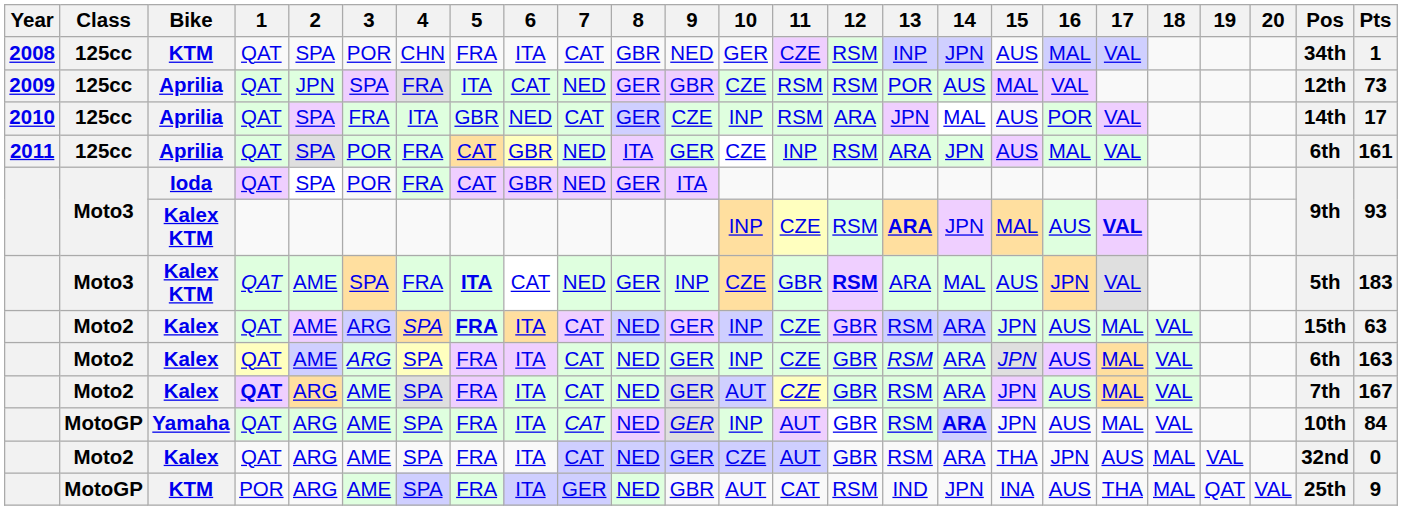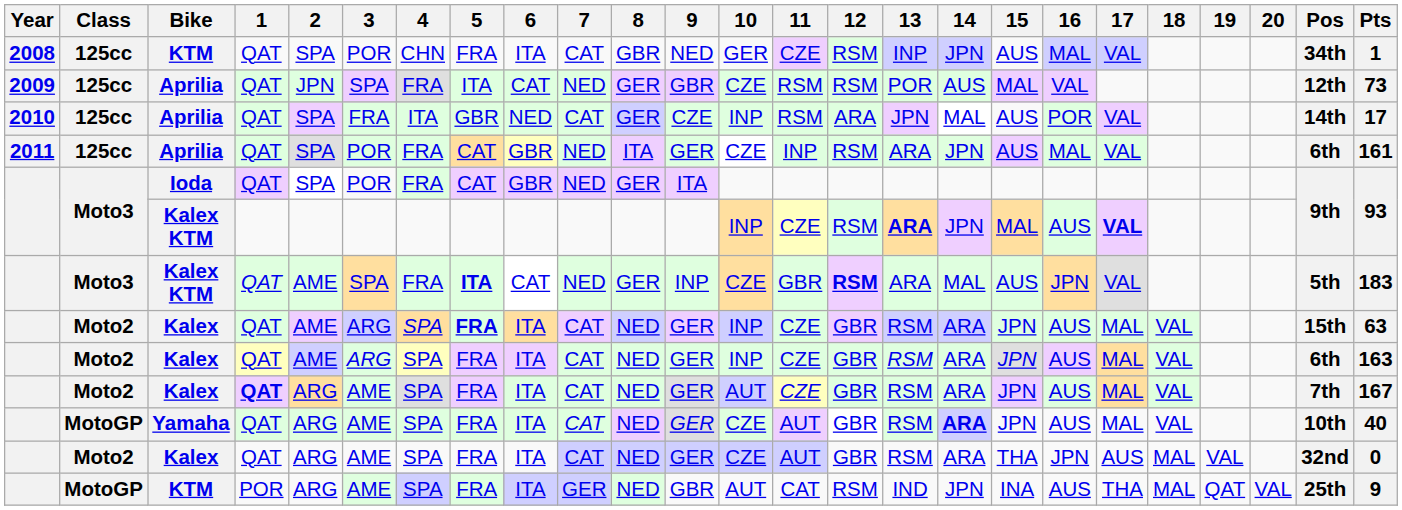(746, 424) INP -> (746, 424) CZE
(1376, 424) 84 -> (1376, 424) 40
